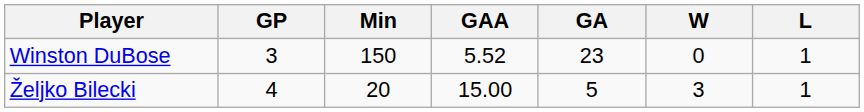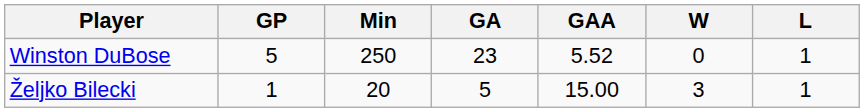columns swapped: (592, 21) <-> (485, 21)
(272, 55) 3 -> (272, 55) 5
(378, 55) 150 -> (378, 55) 250
(272, 90) 4 -> (272, 90) 1
